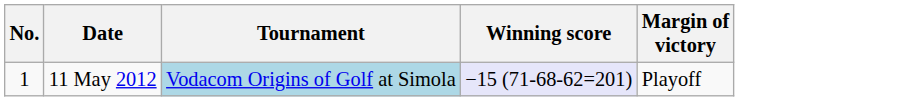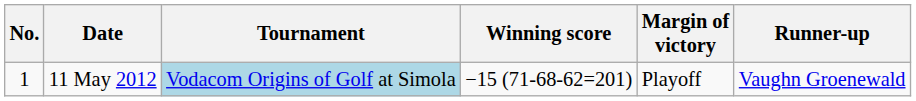+ column: (822, 33)
(549, 79) lavender background -> (549, 79) no background
